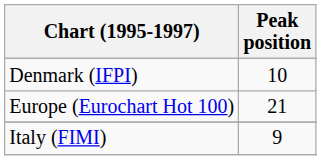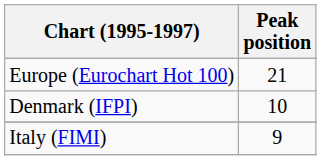rows swapped: (73, 74) <-> (122, 106)
